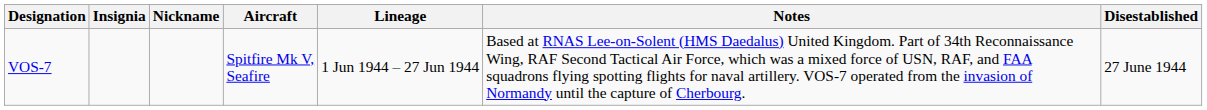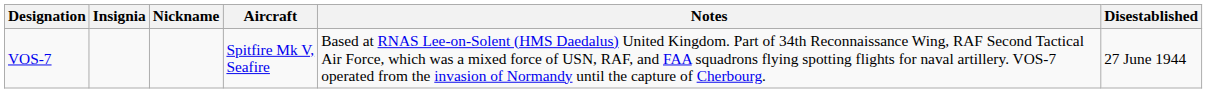- column: (400, 16)
